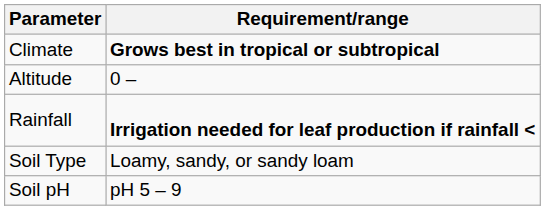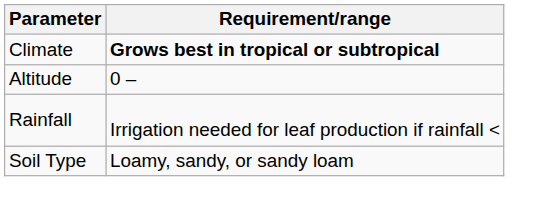(323, 130) bold -> (305, 130) normal
- row: (39, 190)
